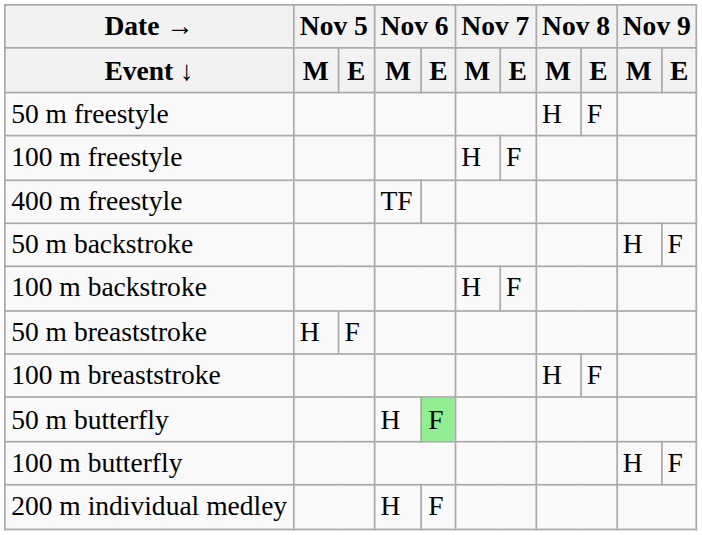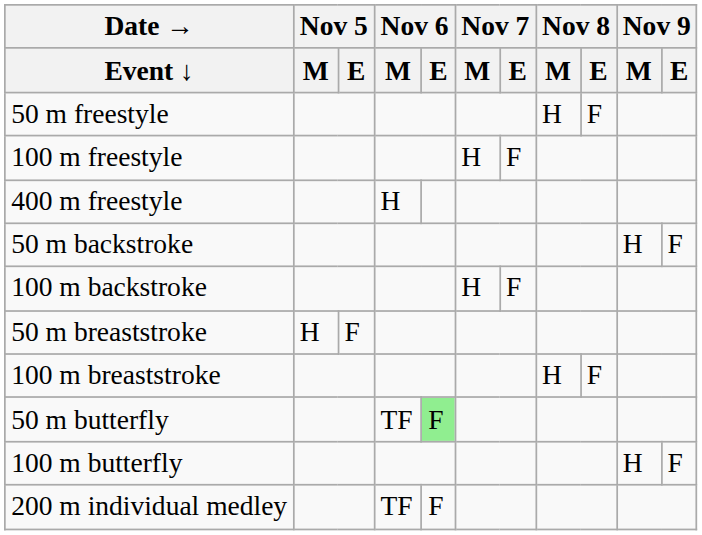(397, 200) TF -> (390, 200) H
(390, 419) H -> (397, 419) TF
(390, 506) H -> (397, 506) TF
